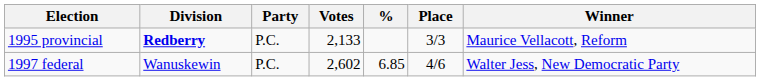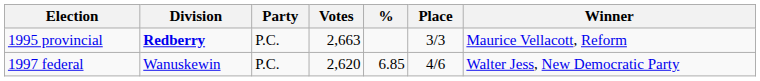(344, 40) 2,133 -> (344, 40) 2,663
(344, 64) 2,602 -> (344, 64) 2,620
